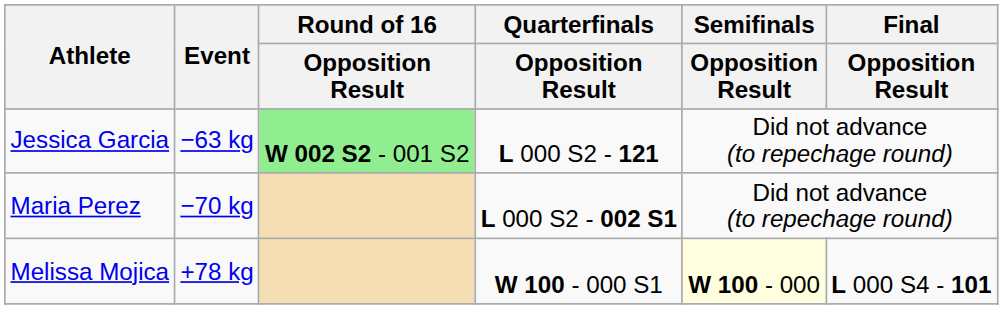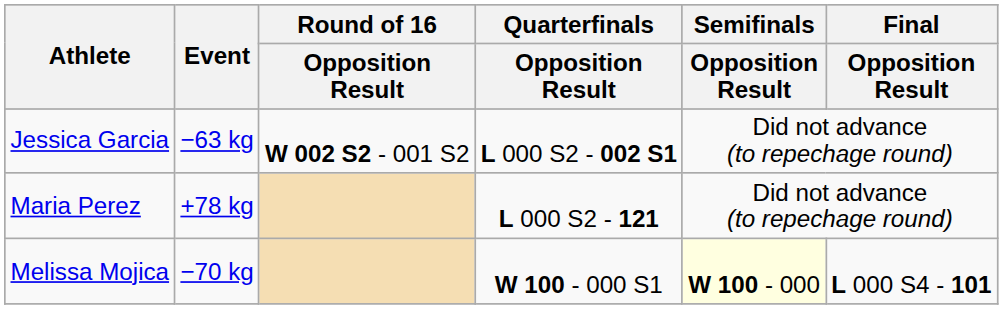(367, 155) lightgreen background -> (367, 155) no background
(579, 155) L 000 S2 - 121 -> (579, 155) L 000 S2 - 002 S1
(217, 206) −70 kg -> (217, 206) +78 kg
(579, 220) L 000 S2 - 002 S1 -> (579, 220) L 000 S2 - 121
(217, 271) +78 kg -> (217, 271) −70 kg
